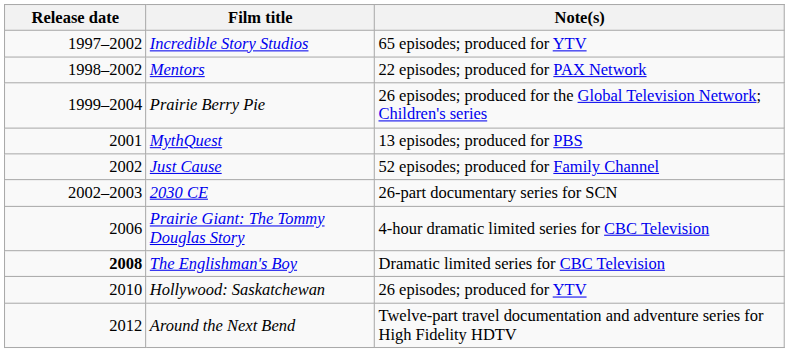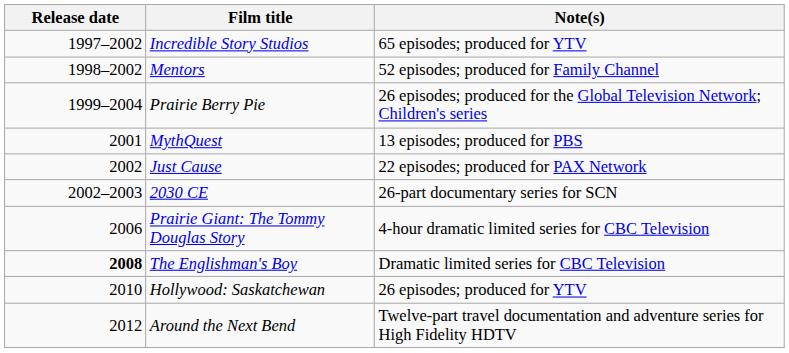(513, 69) 22 episodes; produced for PAX Network -> (519, 69) 52 episodes; produced for Family Channel
(519, 166) 52 episodes; produced for Family Channel -> (513, 166) 22 episodes; produced for PAX Network
